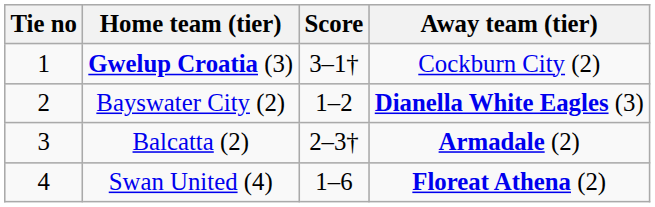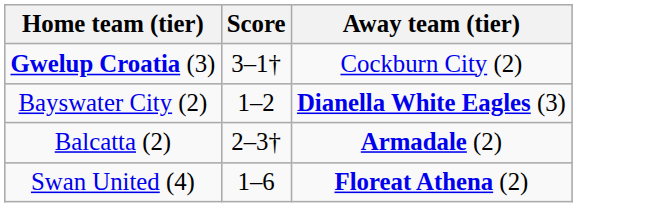- column: (44, 24)
